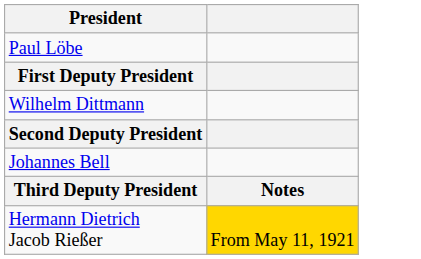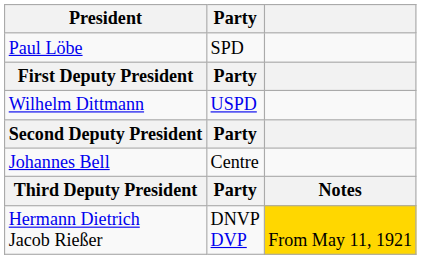+ column: (235, 18)
